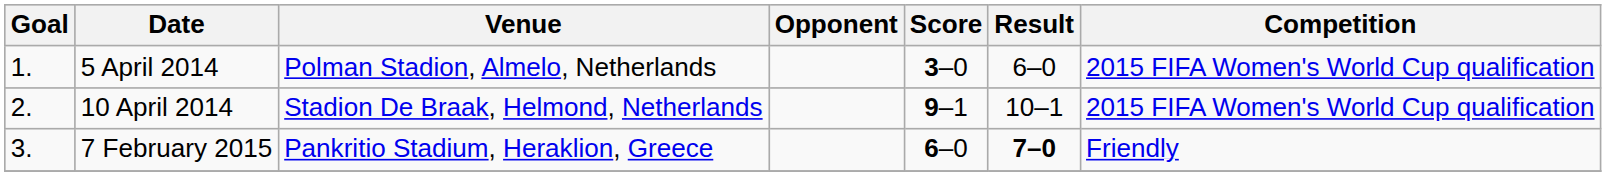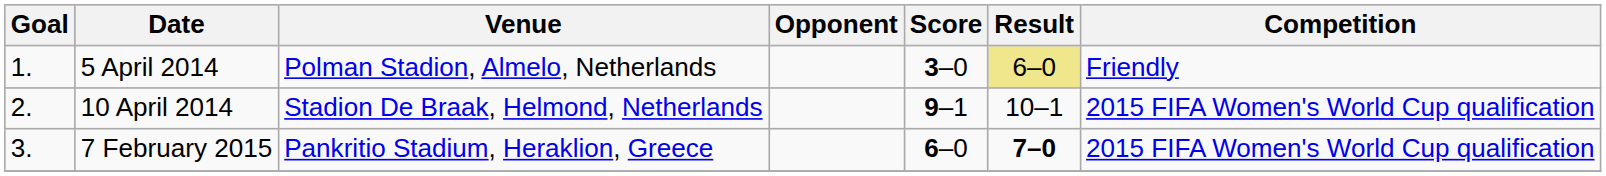(1034, 66) no background -> (1034, 66) khaki background
(1340, 66) 2015 FIFA Women's World Cup qualification -> (1132, 66) Friendly
(1132, 149) Friendly -> (1340, 149) 2015 FIFA Women's World Cup qualification
